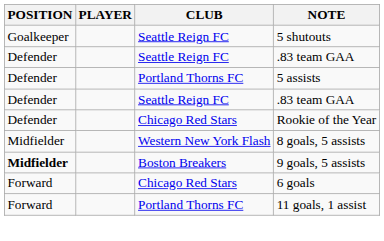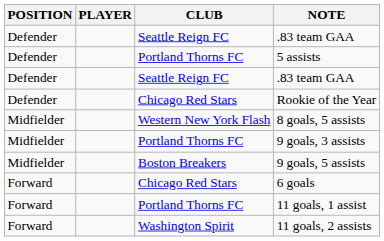- row: (183, 36)
+ row: (191, 141)
(38, 162) bold -> (36, 162) normal
+ row: (186, 225)
